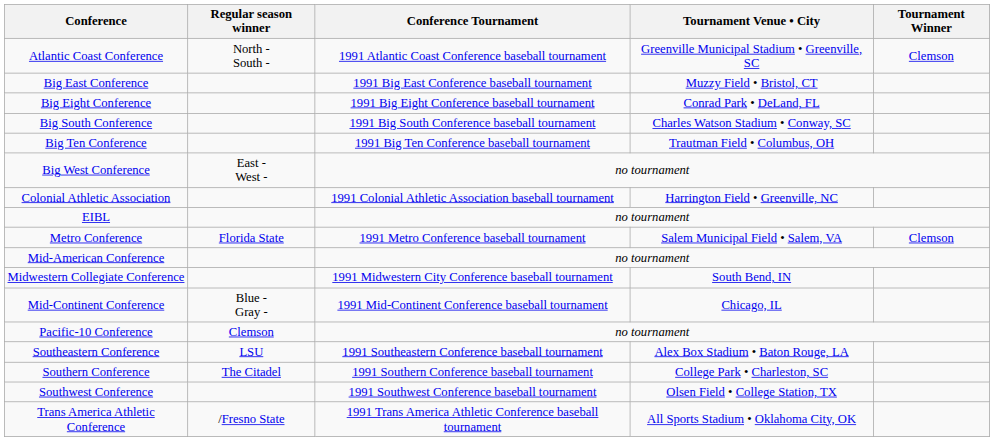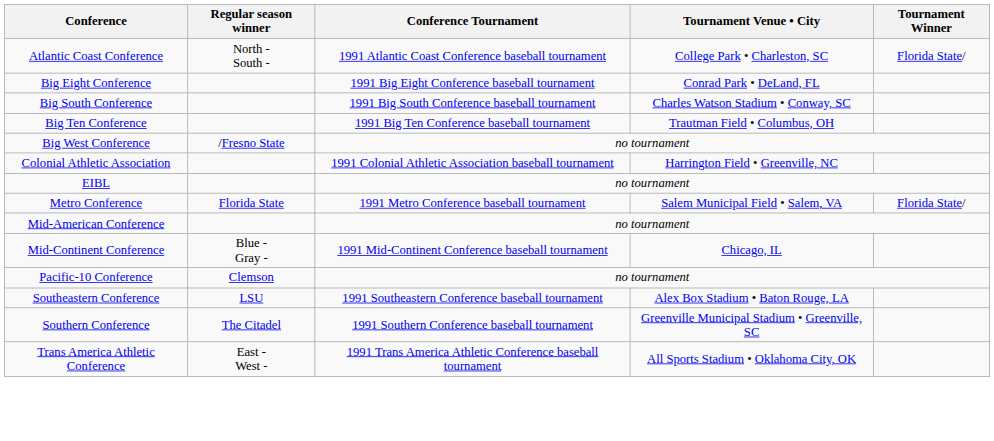(752, 55) Greenville Municipal Stadium • Greenville, SC -> (752, 55) College Park • Charleston, SC
(931, 55) Clemson -> (931, 55) Florida State/
- row: (96, 83)
(251, 170) East - West - -> (251, 143) /Fresno State
(931, 237) Clemson -> (931, 203) Florida State/
- row: (96, 277)
(752, 372) College Park • Charleston, SC -> (752, 324) Greenville Municipal Stadium • Greenville, SC
- row: (96, 392)
(251, 419) /Fresno State -> (251, 359) East - West -
